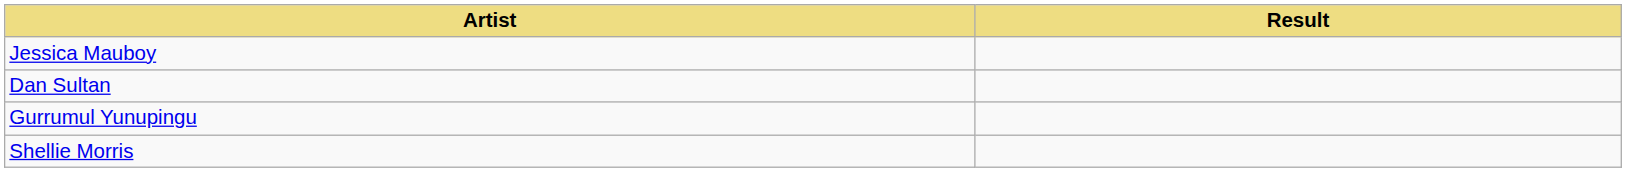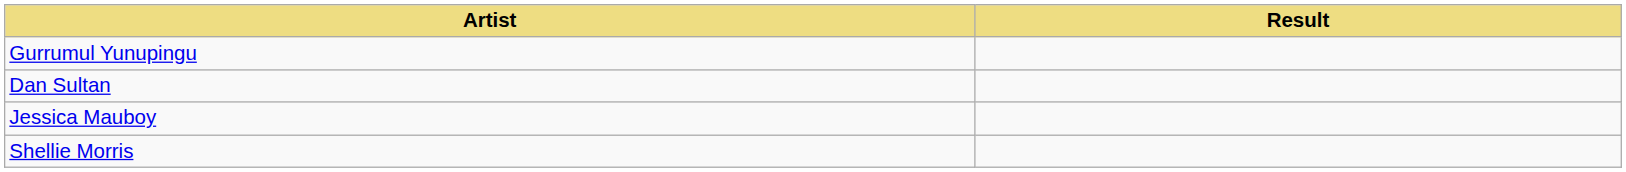rows swapped: (83, 53) <-> (103, 118)
